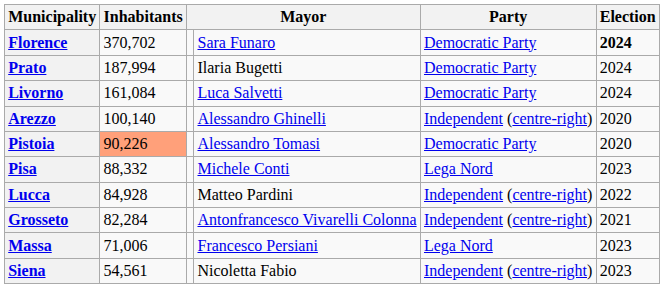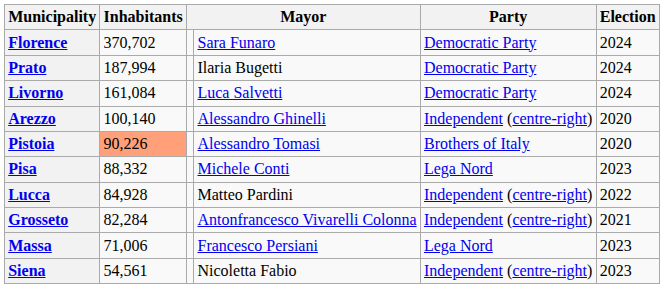(616, 42) bold -> (616, 42) normal
(480, 144) Democratic Party -> (477, 144) Brothers of Italy
